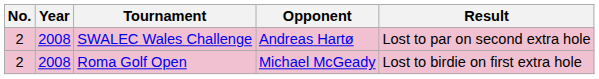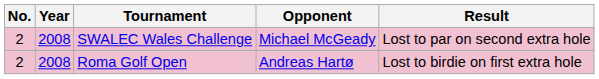(306, 39) Andreas Hartø -> (317, 39) Michael McGeady
(317, 62) Michael McGeady -> (306, 62) Andreas Hartø
